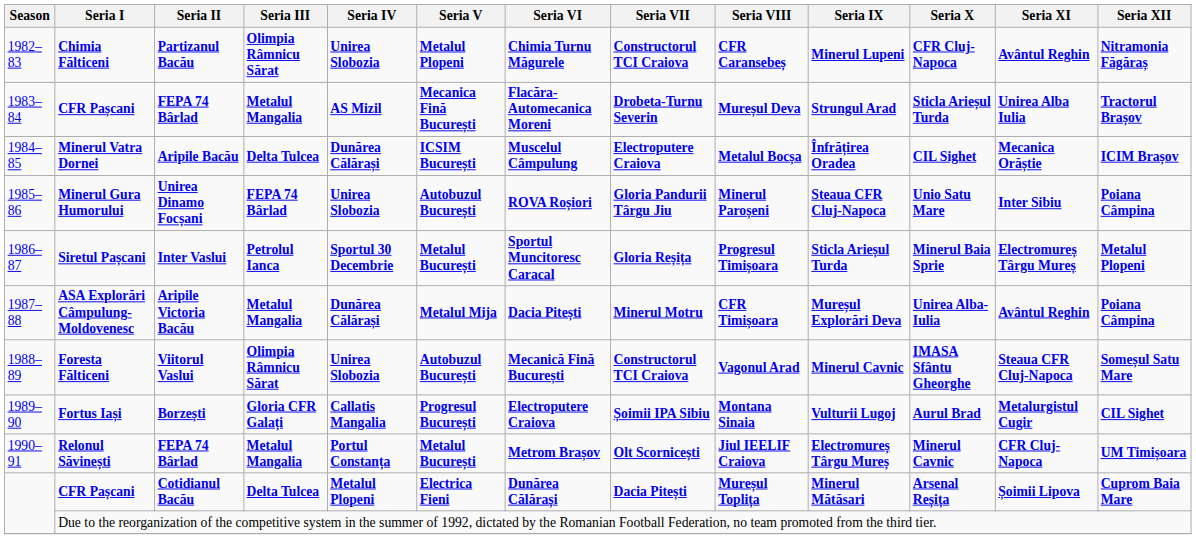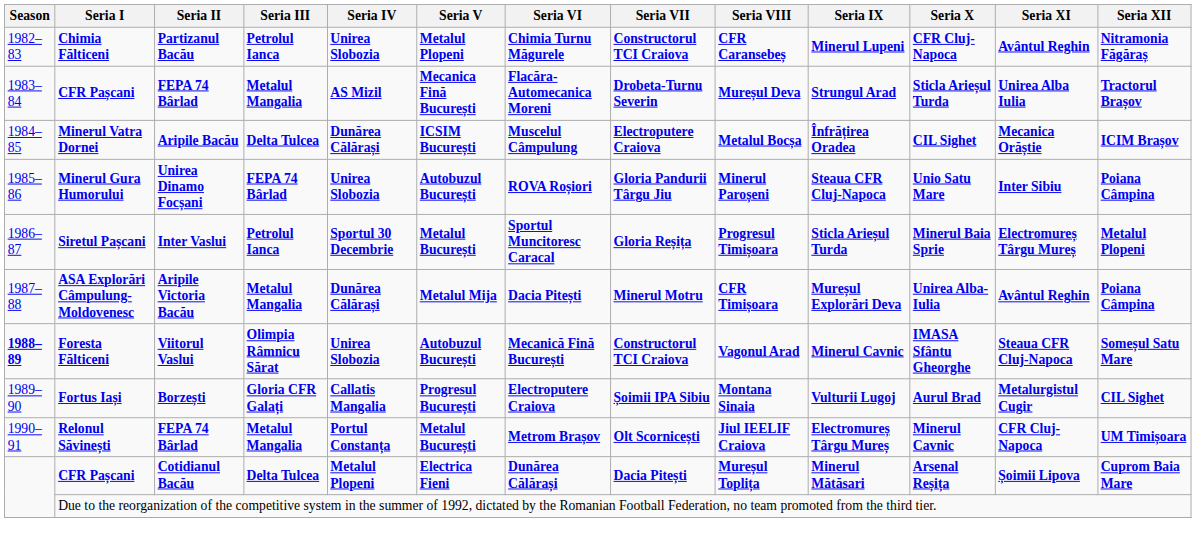(273, 54) Olimpia Râmnicu Sărat -> (270, 46) Petrolul Ianca
(25, 367) normal -> (25, 351) bold
